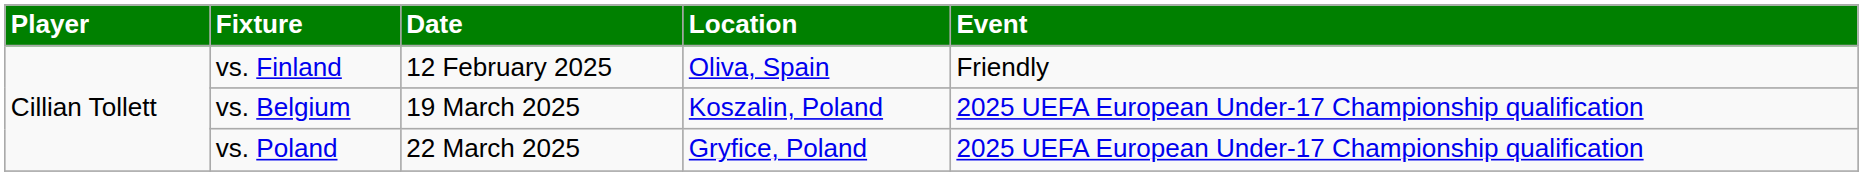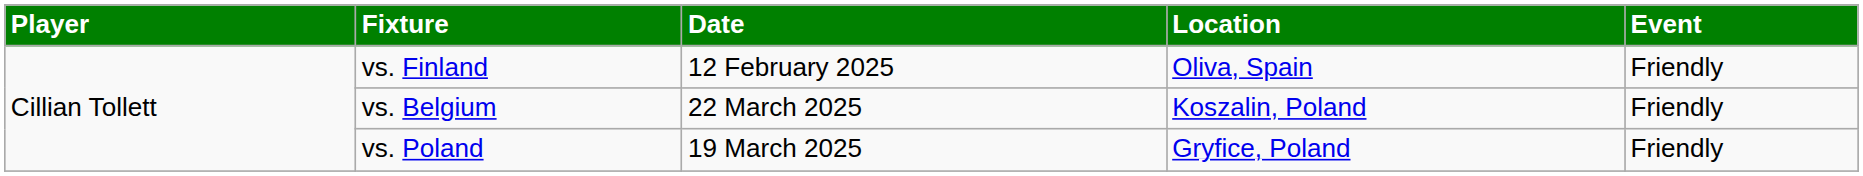(493, 107) 19 March 2025 -> (775, 107) 22 March 2025
(1300, 107) 2025 UEFA European Under-17 Championship qualification -> (1677, 107) Friendly
(493, 149) 22 March 2025 -> (775, 149) 19 March 2025
(1300, 149) 2025 UEFA European Under-17 Championship qualification -> (1677, 149) Friendly
